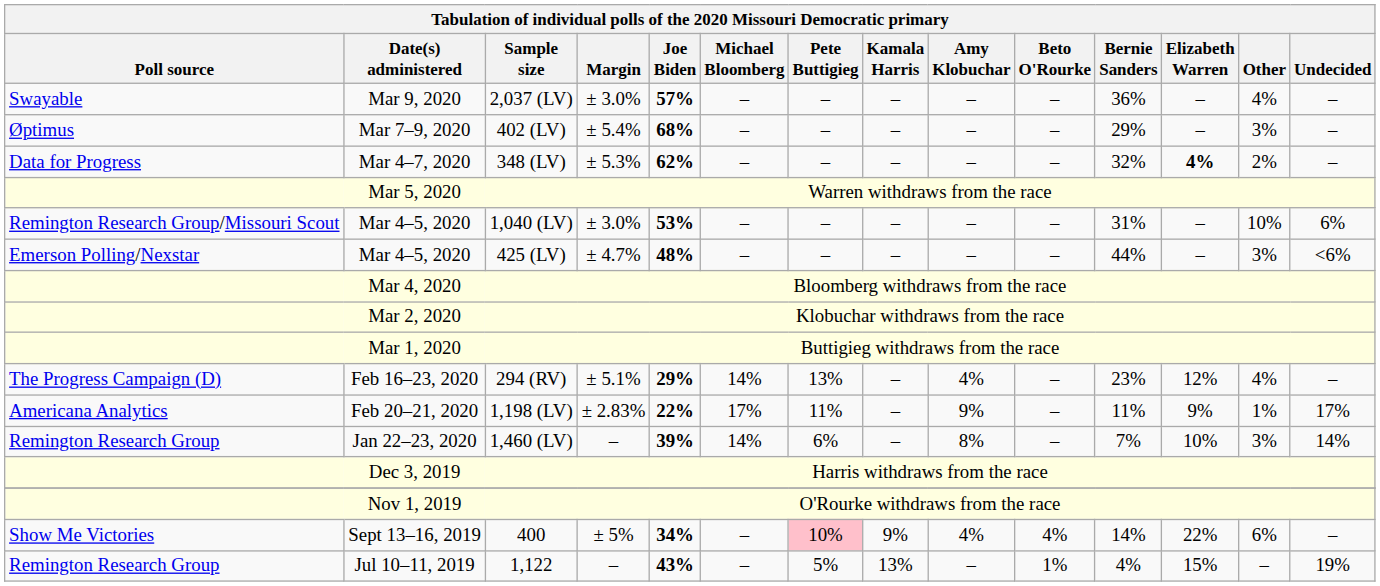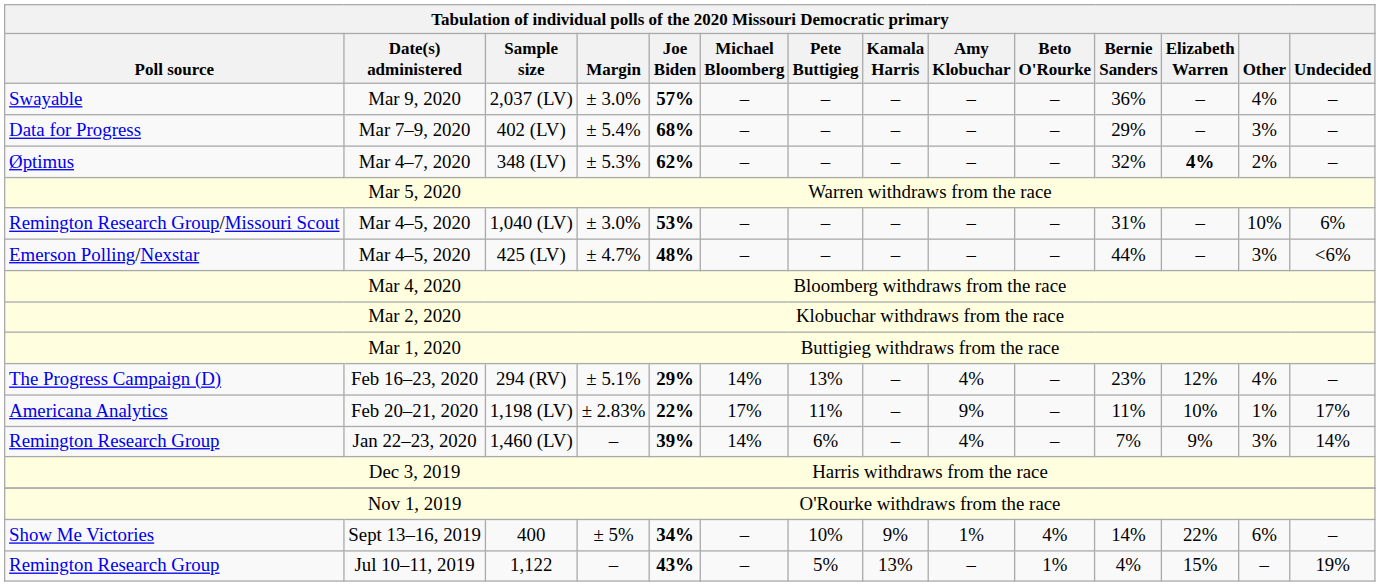(42, 130) Øptimus -> (75, 130) Data for Progress
(75, 161) Data for Progress -> (42, 161) Øptimus
(1200, 410) 9% -> (1200, 410) 10%
(971, 441) 8% -> (971, 441) 4%
(1200, 441) 10% -> (1200, 441) 9%
(826, 535) pink background -> (826, 535) no background
(971, 535) 4% -> (971, 535) 1%
